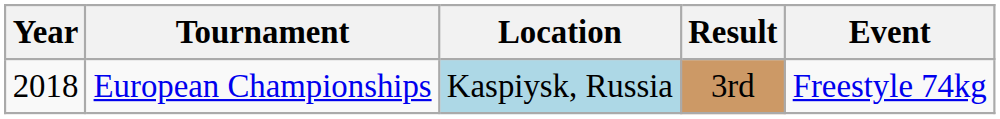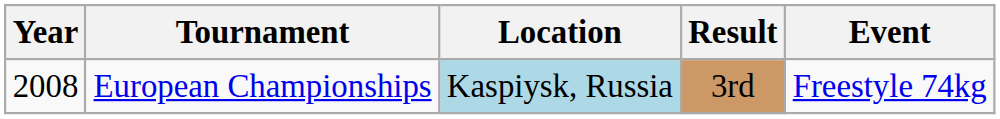(46, 85) 2018 -> (46, 85) 2008
